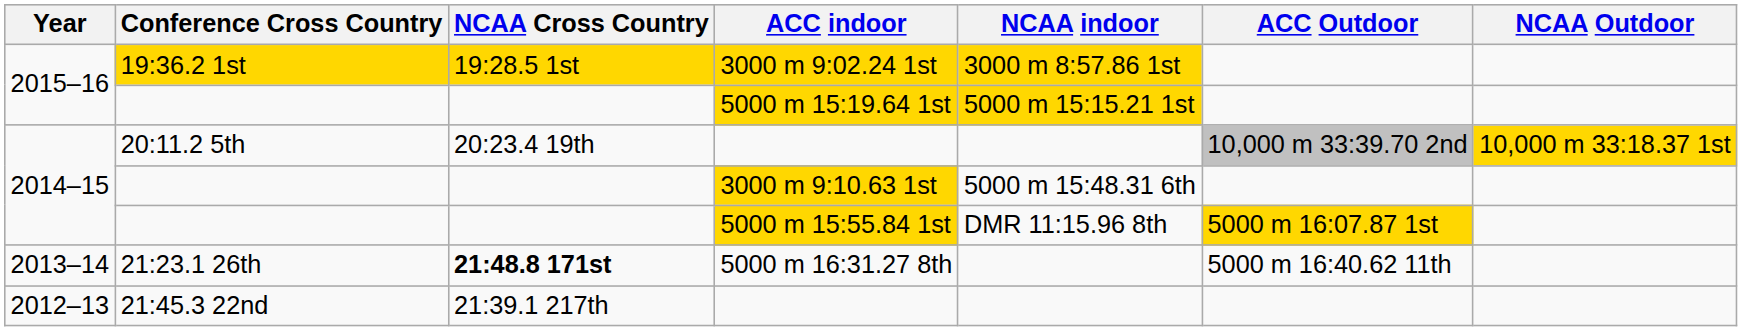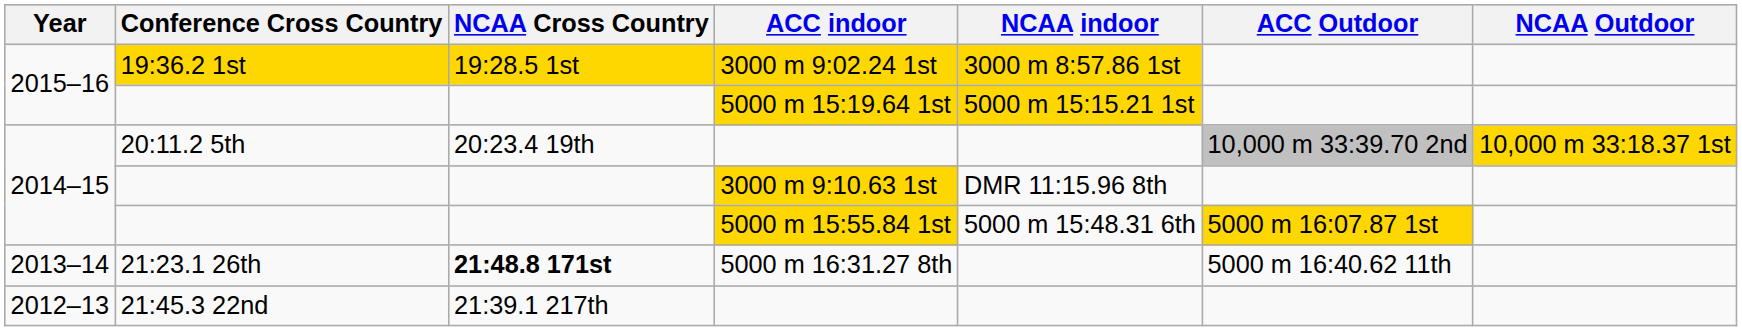(1080, 184) 5000 m 15:48.31 6th -> (1066, 184) DMR 11:15.96 8th
(1066, 225) DMR 11:15.96 8th -> (1080, 225) 5000 m 15:48.31 6th
